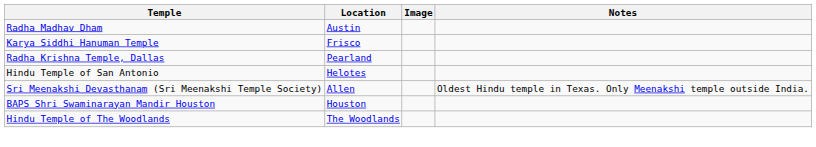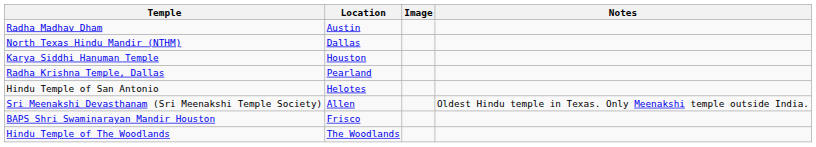+ row: (94, 42)
(344, 42) Frisco -> (346, 58) Houston
(346, 104) Houston -> (344, 119) Frisco
